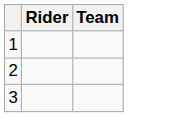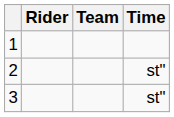+ column: (146, 17)
